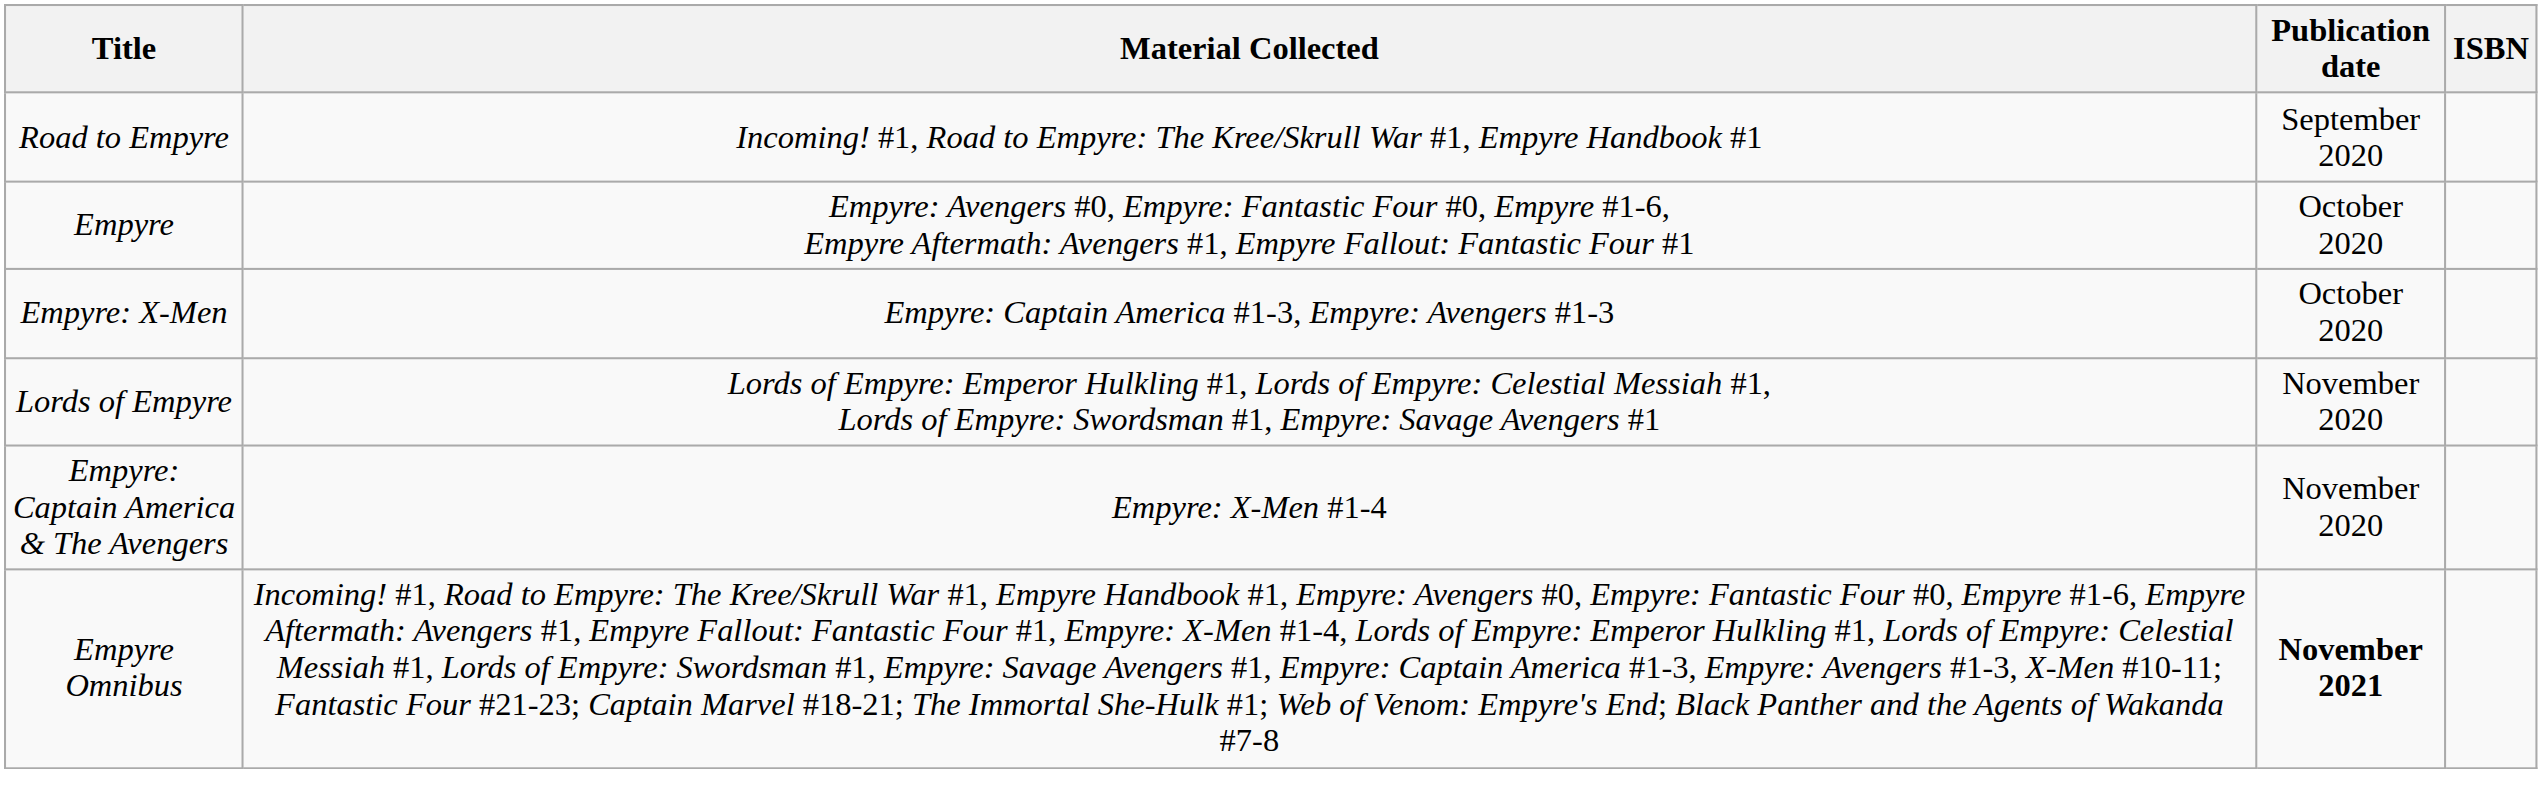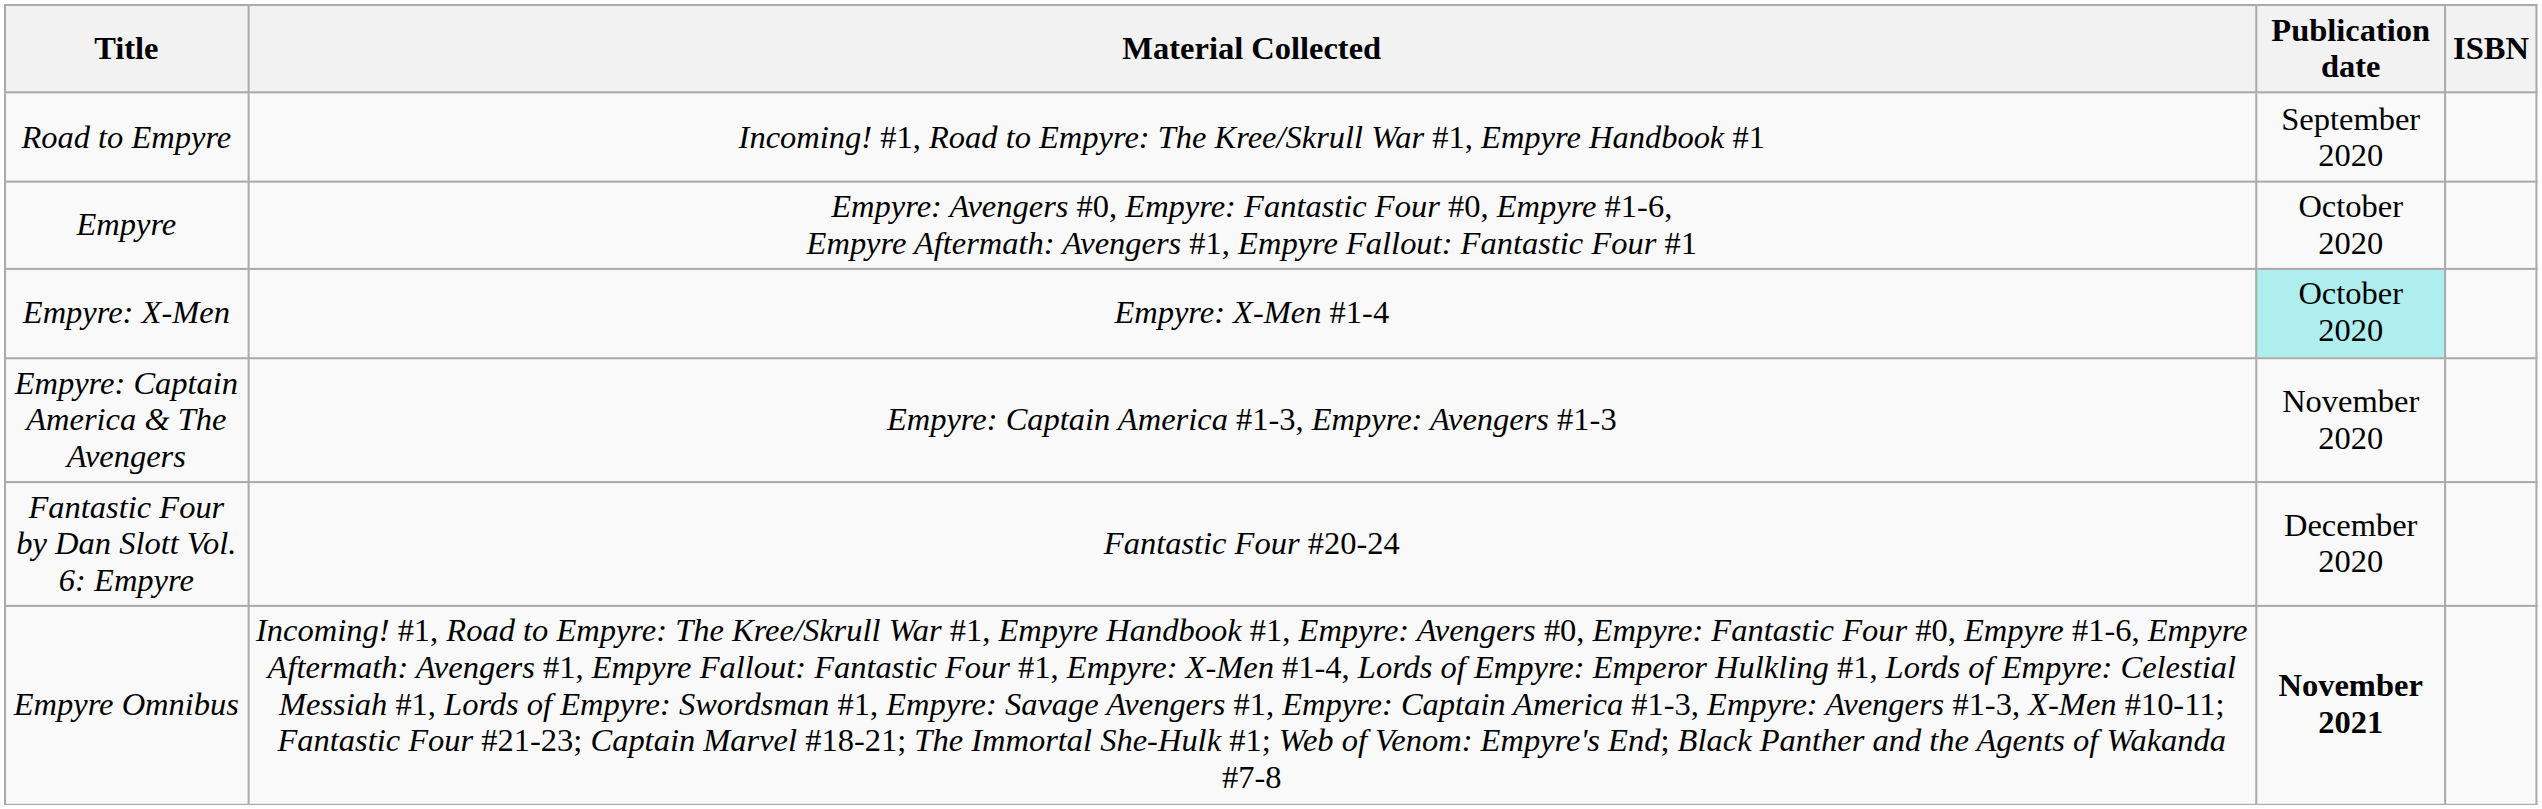(1249, 312) Empyre: Captain America #1-3, Empyre: Avengers #1-3 -> (1252, 312) Empyre: X-Men #1-4
(2351, 312) no background -> (2351, 312) paleturquoise background
- row: (124, 400)
(1249, 507) Empyre: X-Men #1-4 -> (1252, 419) Empyre: Captain America #1-3, Empyre: Avengers #1-3
+ row: (126, 543)
